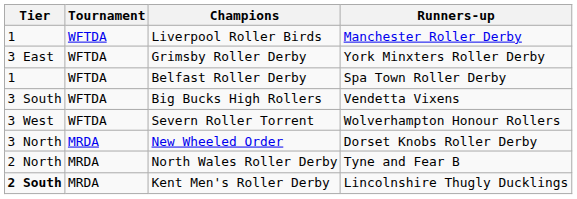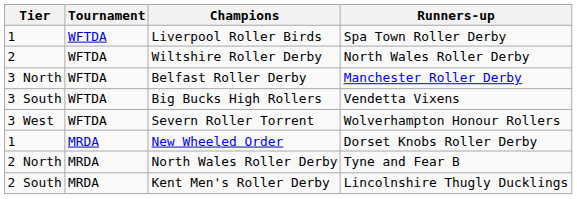(433, 36) Manchester Roller Derby -> (425, 36) Spa Town Roller Derby
+ row: (237, 57)
- row: (229, 57)
(11, 78) 1 -> (35, 78) 3 North
(425, 78) Spa Town Roller Derby -> (433, 78) Manchester Roller Derby
(35, 141) 3 North -> (11, 141) 1
(35, 183) bold -> (35, 183) normal
